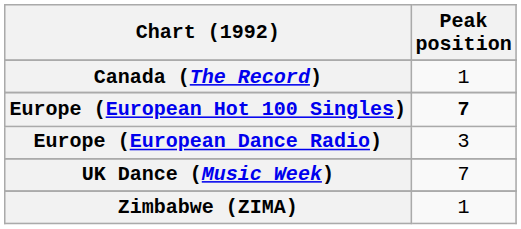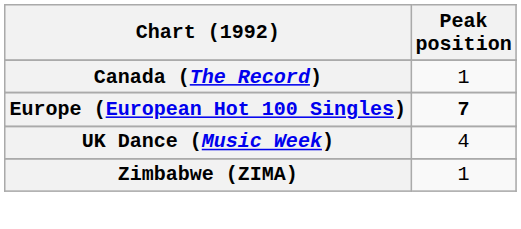- row: (208, 142)
(464, 175) 7 -> (464, 142) 4
